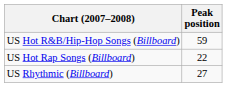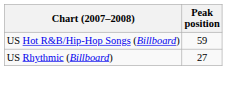- row: (71, 57)
